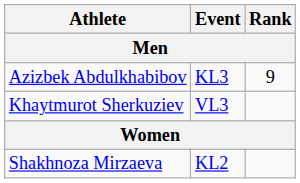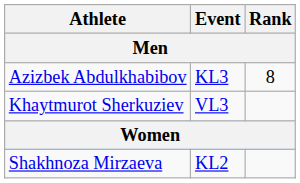(270, 76) 9 -> (270, 76) 8
